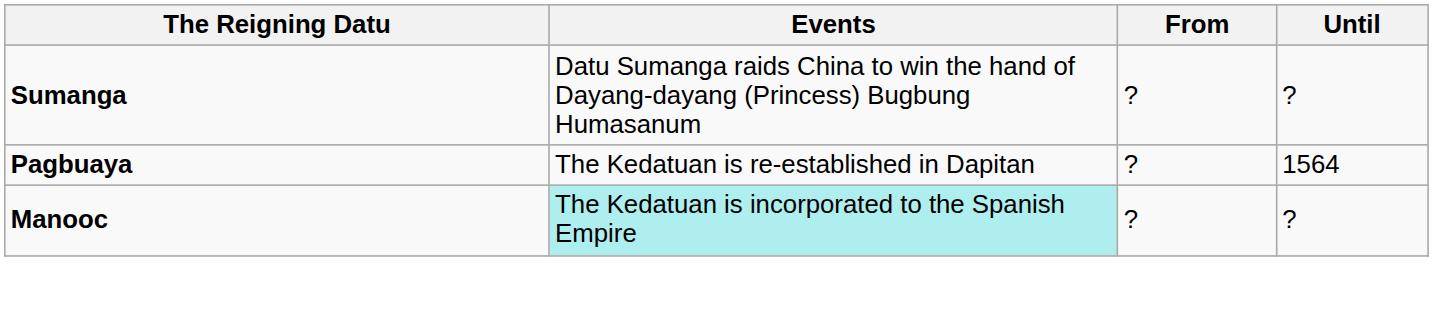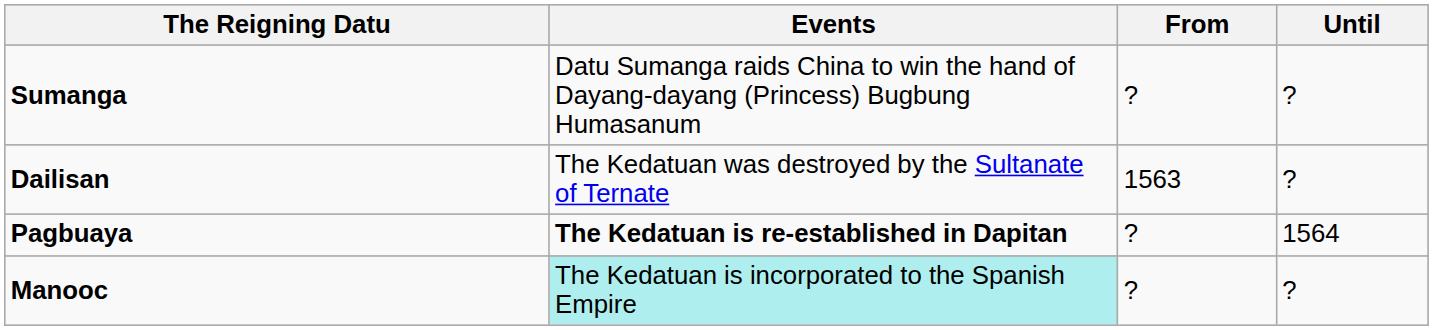+ row: (60, 179)
(795, 164) normal -> (811, 234) bold
